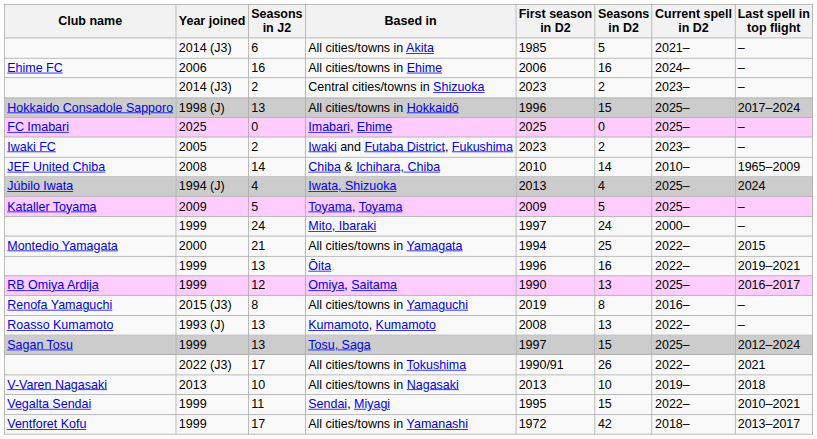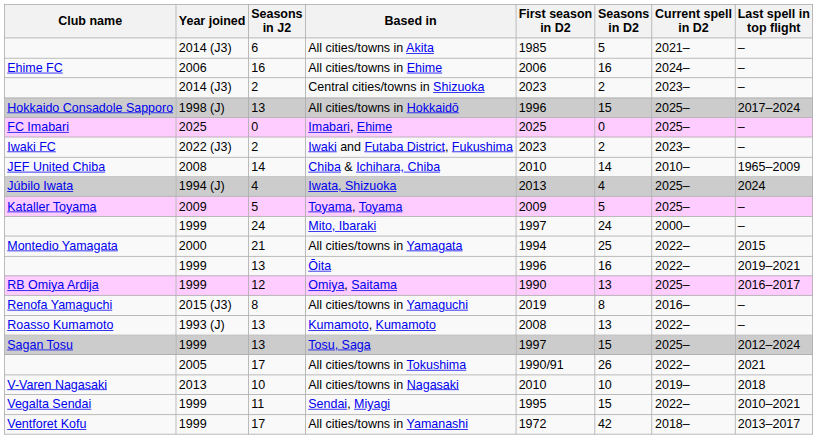(193, 147) 2005 -> (205, 147) 2022 (J3)
(205, 364) 2022 (J3) -> (193, 364) 2005
(533, 384) 2013 -> (533, 384) 2010
